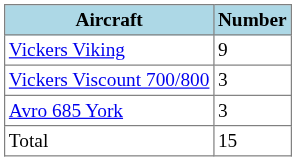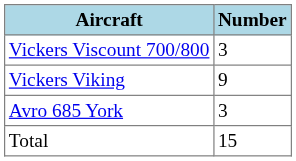rows swapped: (109, 80) <-> (67, 49)
